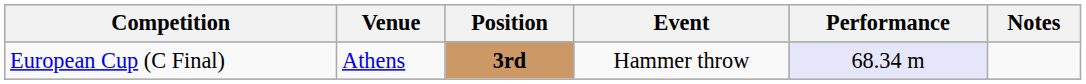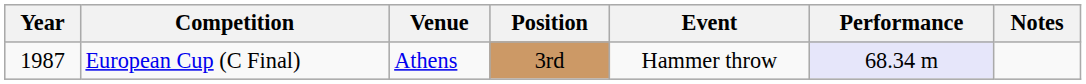+ column: (42, 23)
(510, 60) bold -> (550, 60) normal
